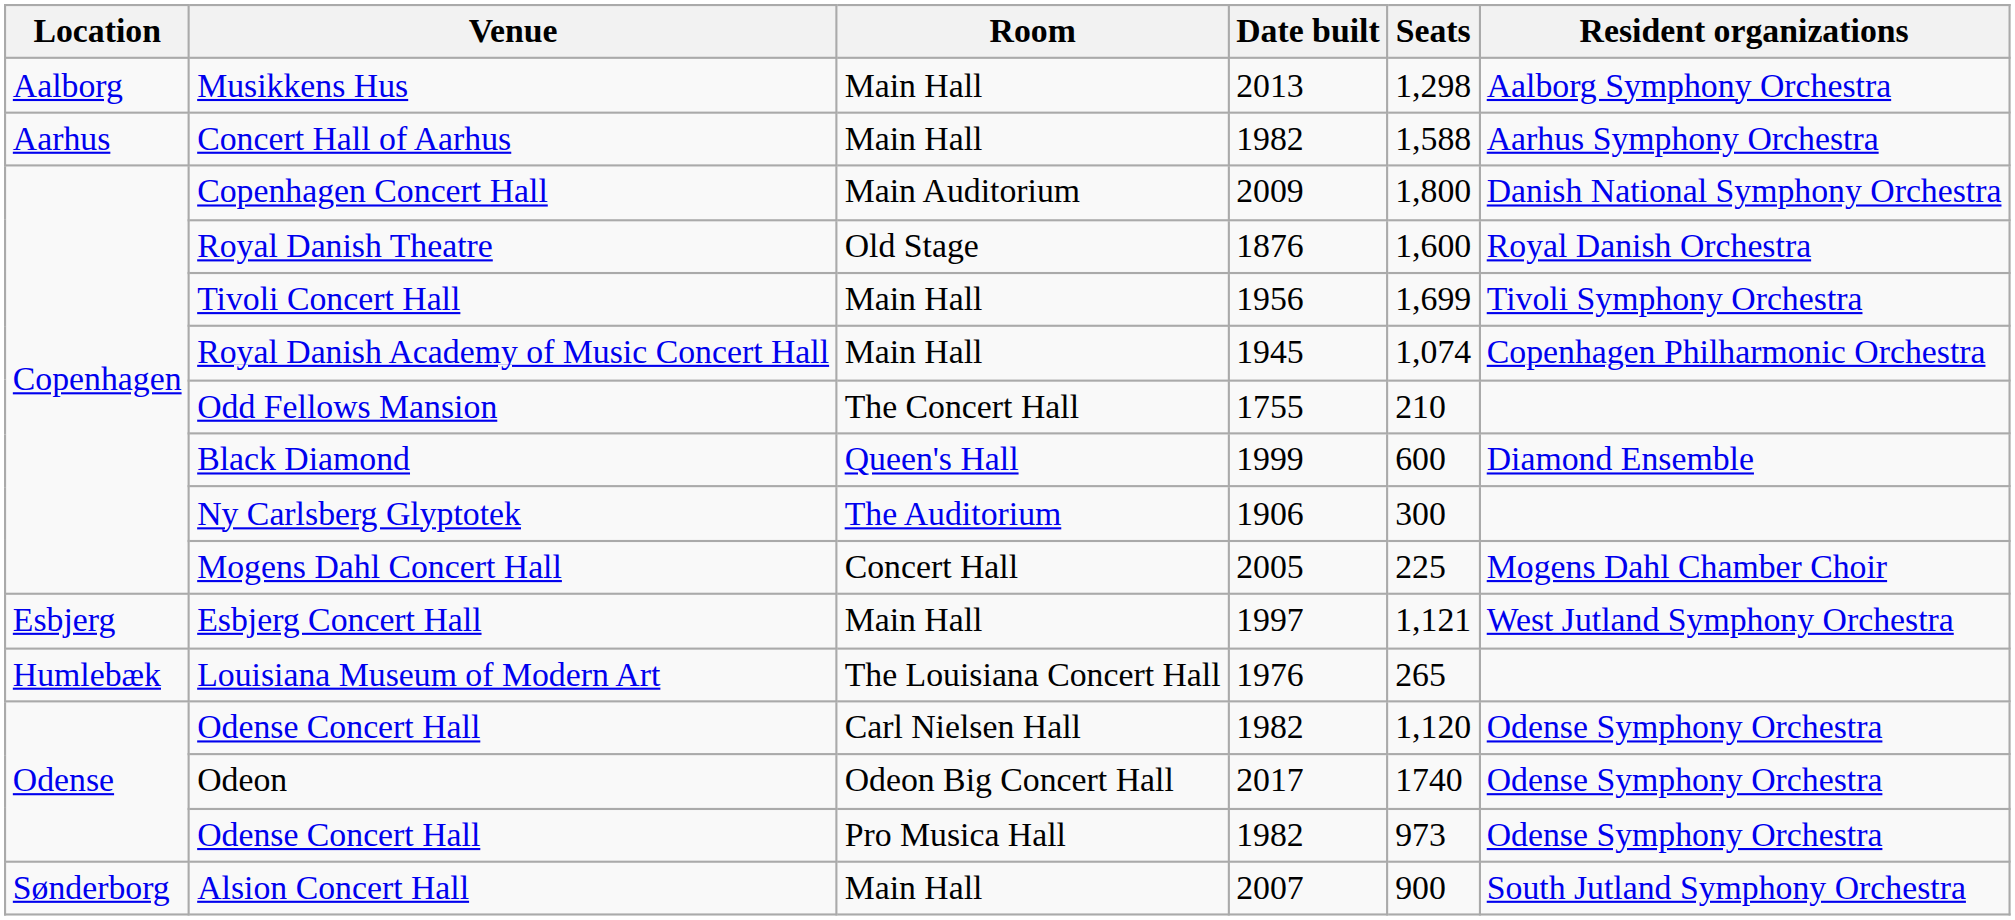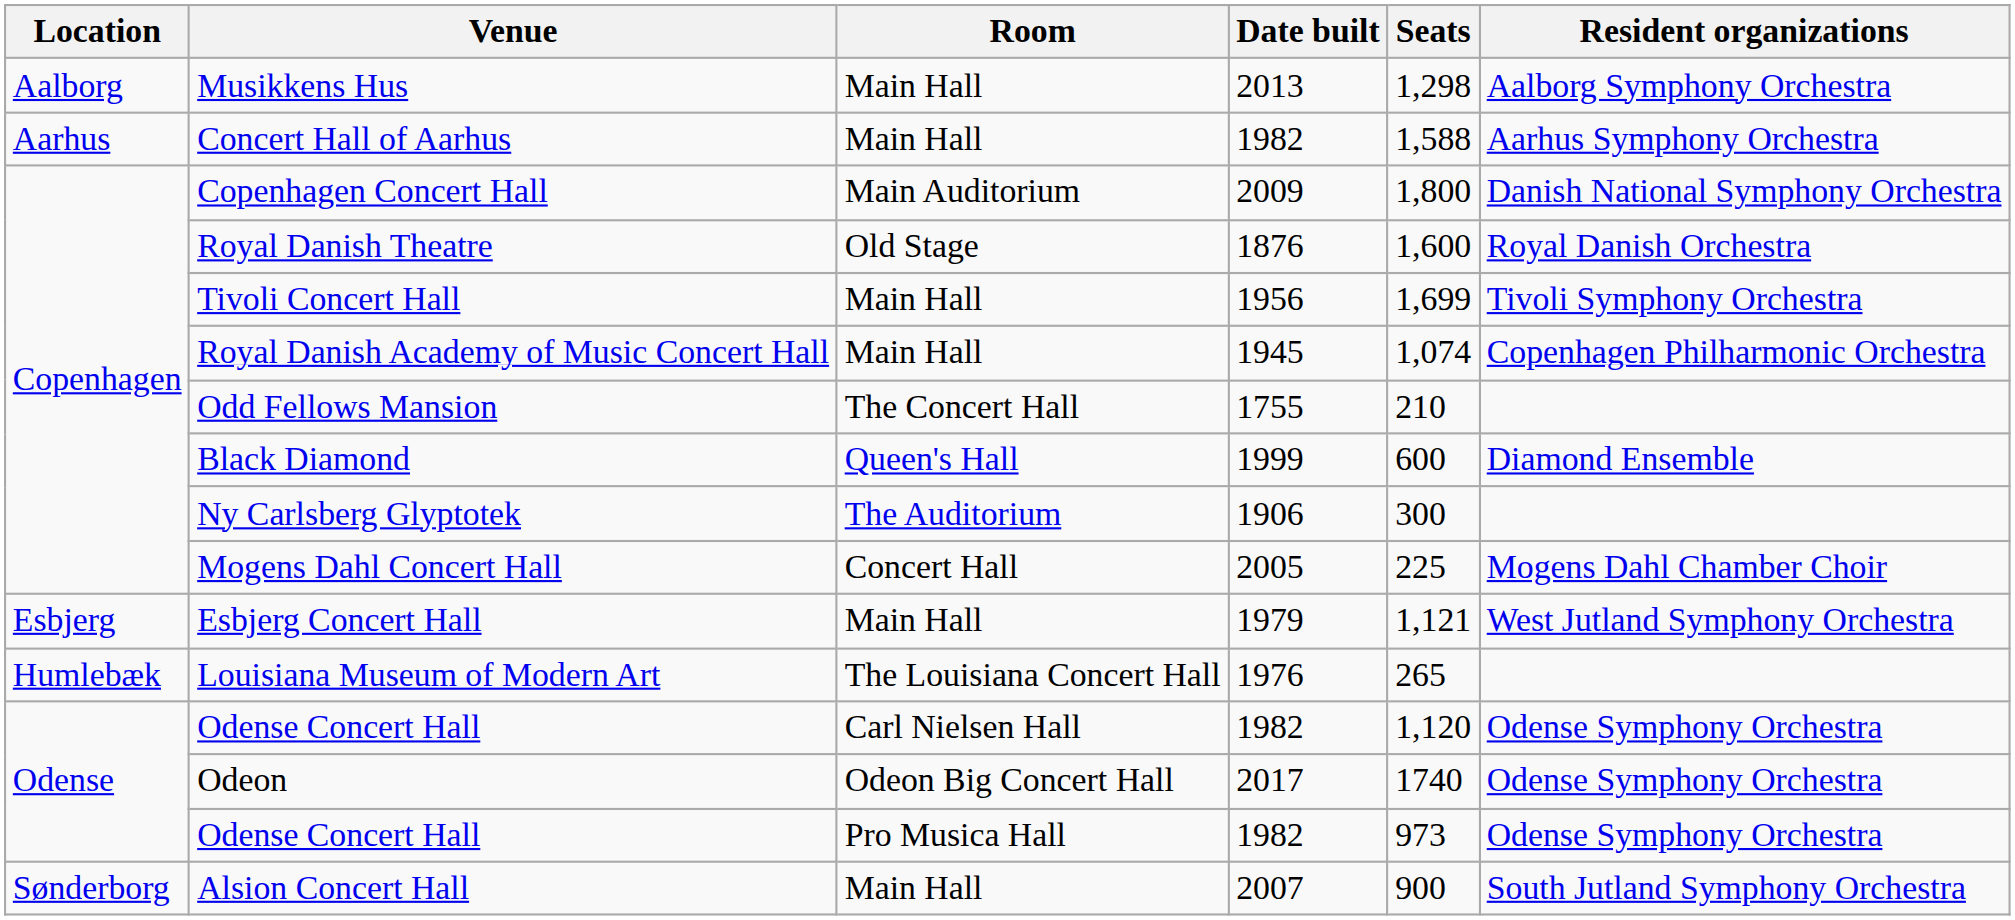(1270, 620) 1997 -> (1270, 620) 1979
